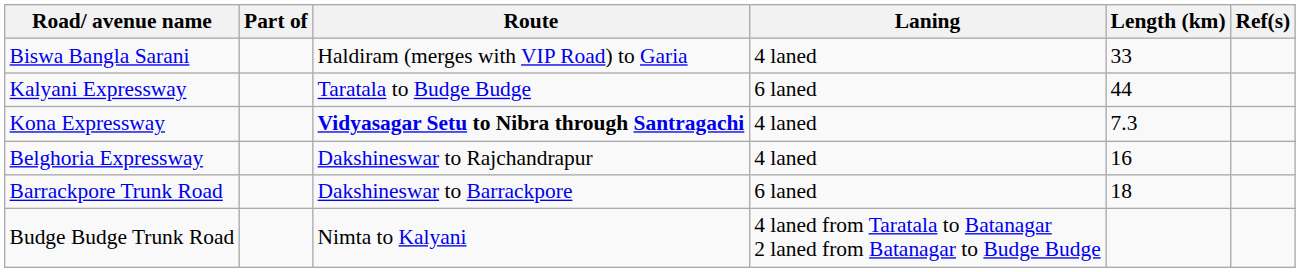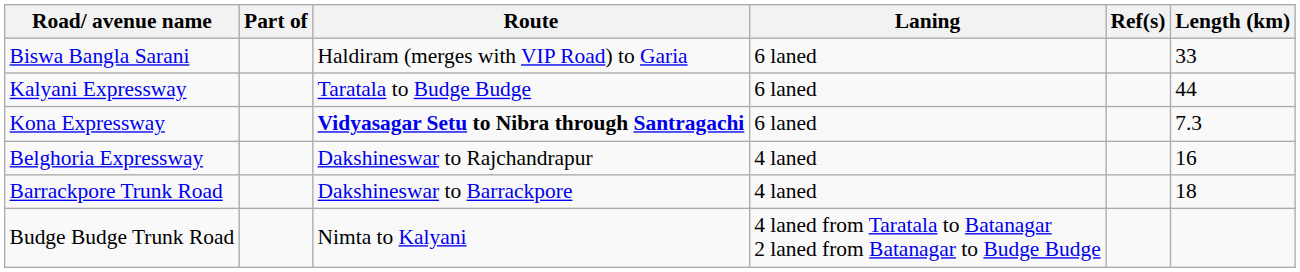columns swapped: (1168, 21) <-> (1263, 21)
(785, 55) 4 laned -> (785, 55) 6 laned
(785, 123) 4 laned -> (785, 123) 6 laned
(785, 191) 6 laned -> (785, 191) 4 laned
